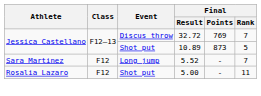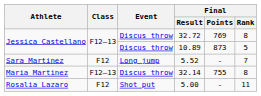(246, 35) 7 -> (246, 35) 8
(137, 47) Shot put -> (146, 47) Discus throw
+ row: (190, 72)
